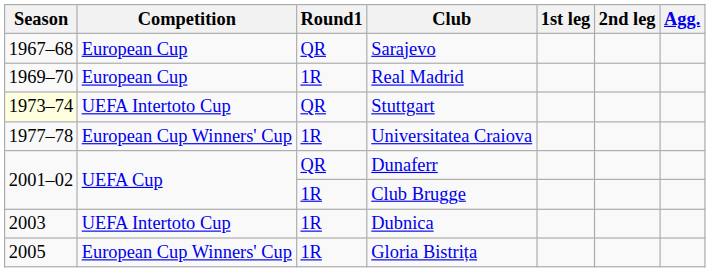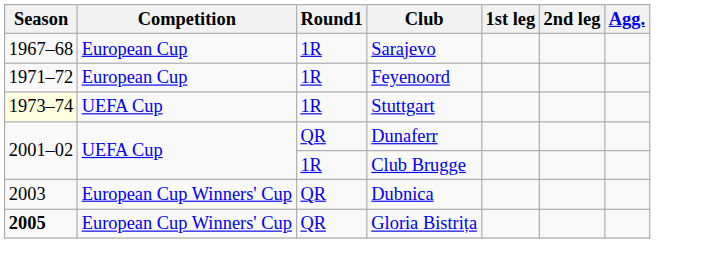(313, 48) QR -> (311, 48) 1R
- row: (418, 77)
+ row: (411, 77)
(156, 106) UEFA Intertoto Cup -> (122, 106) UEFA Cup
(313, 106) QR -> (311, 106) 1R
- row: (452, 135)
(156, 223) UEFA Intertoto Cup -> (187, 194) European Cup Winners' Cup
(311, 223) 1R -> (313, 194) QR
(27, 252) normal -> (27, 223) bold
(311, 252) 1R -> (313, 223) QR
